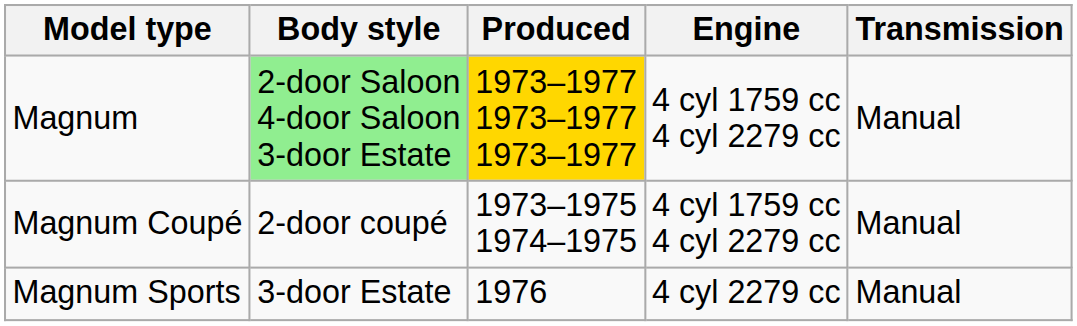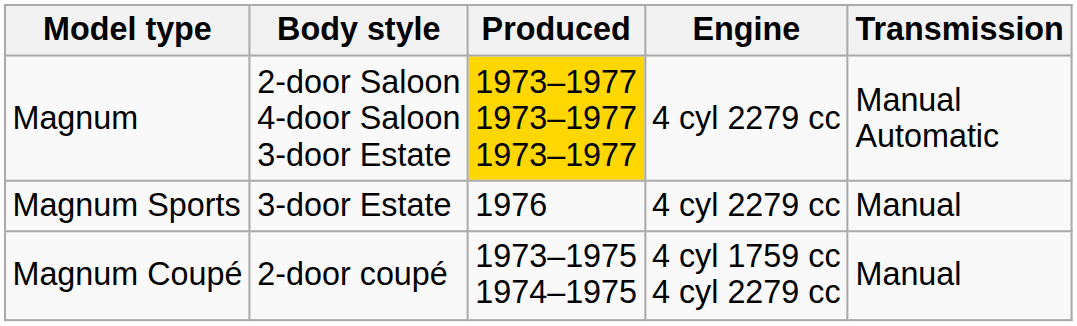(359, 117) lightgreen background -> (359, 117) no background
(746, 117) 4 cyl 1759 cc 4 cyl 2279 cc -> (746, 117) 4 cyl 2279 cc
(909, 117) Manual -> (927, 117) Manual Automatic
rows swapped: (127, 223) <-> (127, 292)
